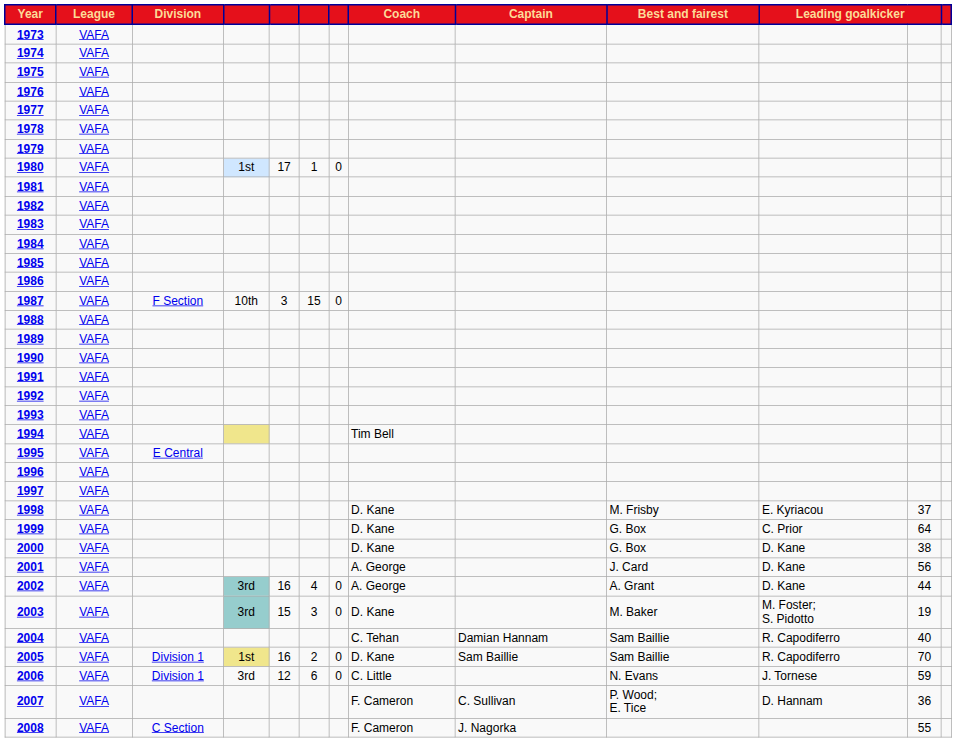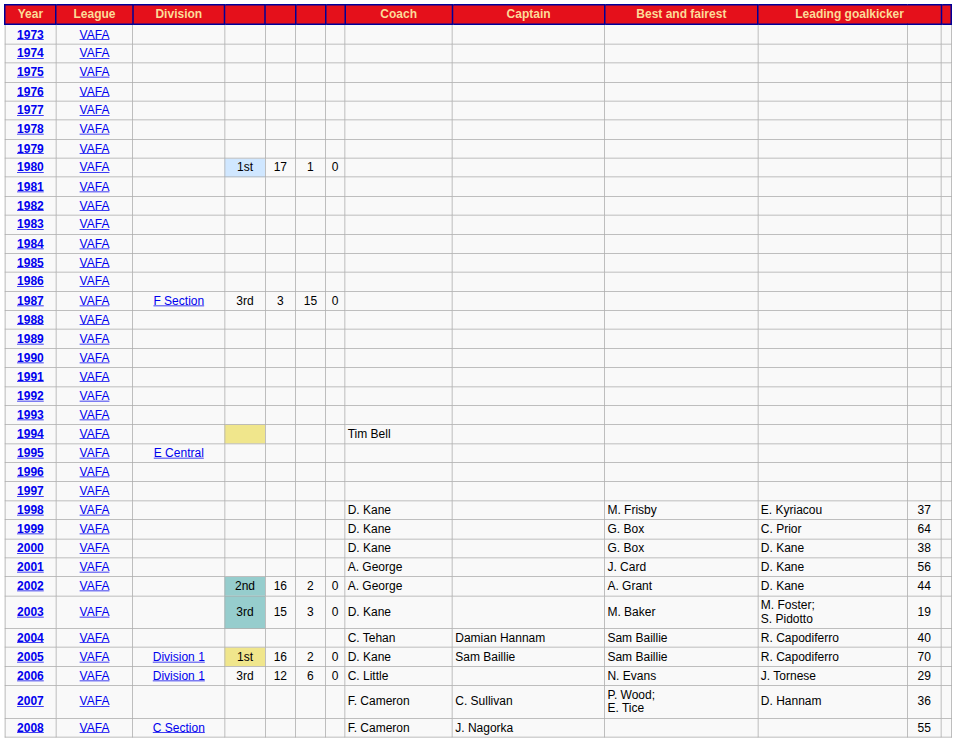(246, 300) 10th -> (245, 300) 3rd
(246, 586) 3rd -> (245, 586) 2nd
(314, 586) 4 -> (310, 586) 2
(924, 676) 59 -> (924, 676) 29
